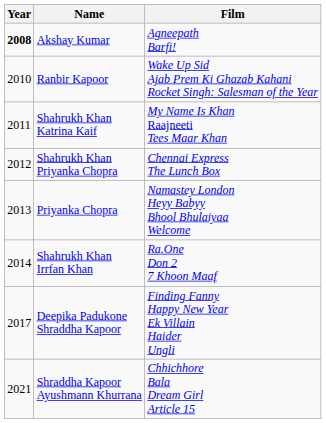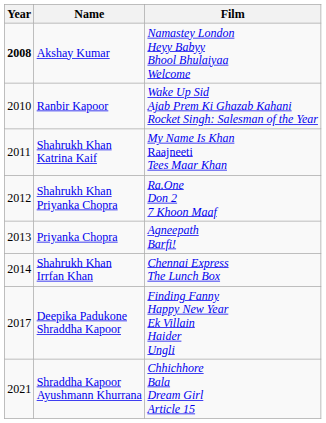(173, 39) Agneepath Barfi! -> (191, 53) Namastey London Heyy Babyy Bhool Bhulaiyaa Welcome
(188, 164) Chennai Express The Lunch Box -> (182, 198) Ra.One Don 2 7 Khoon Maaf
(191, 210) Namastey London Heyy Babyy Bhool Bhulaiyaa Welcome -> (173, 237) Agneepath Barfi!
(182, 263) Ra.One Don 2 7 Khoon Maaf -> (188, 269) Chennai Express The Lunch Box
